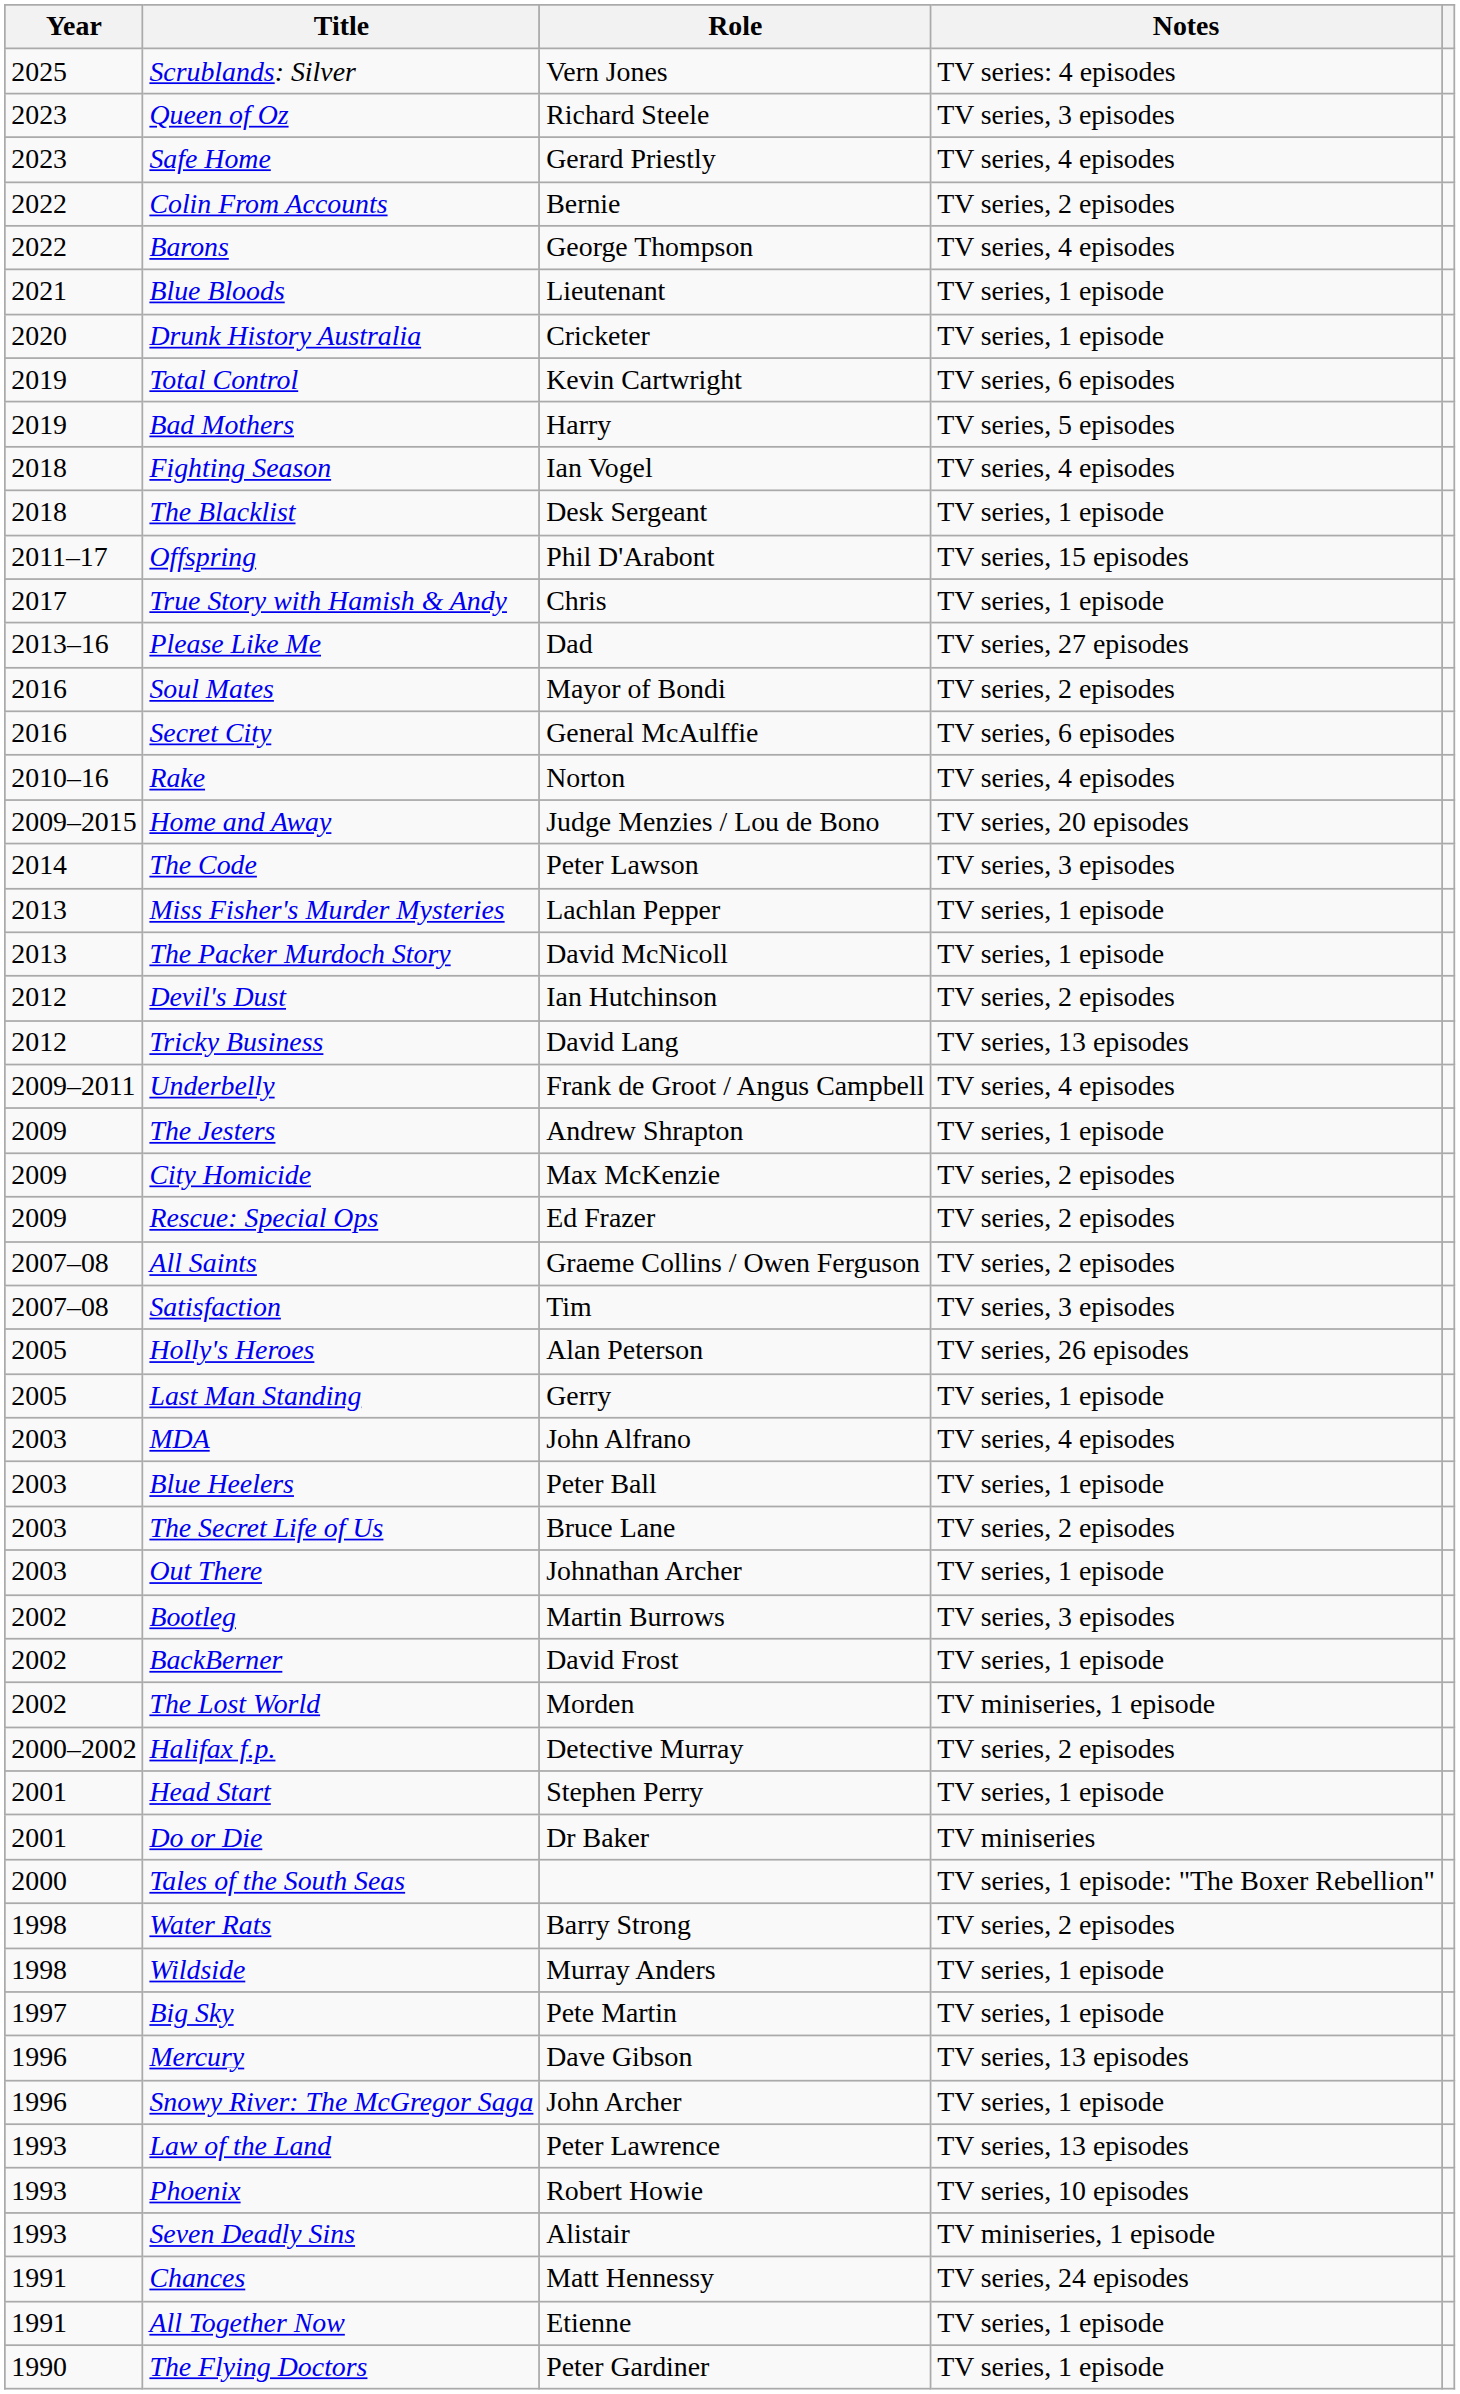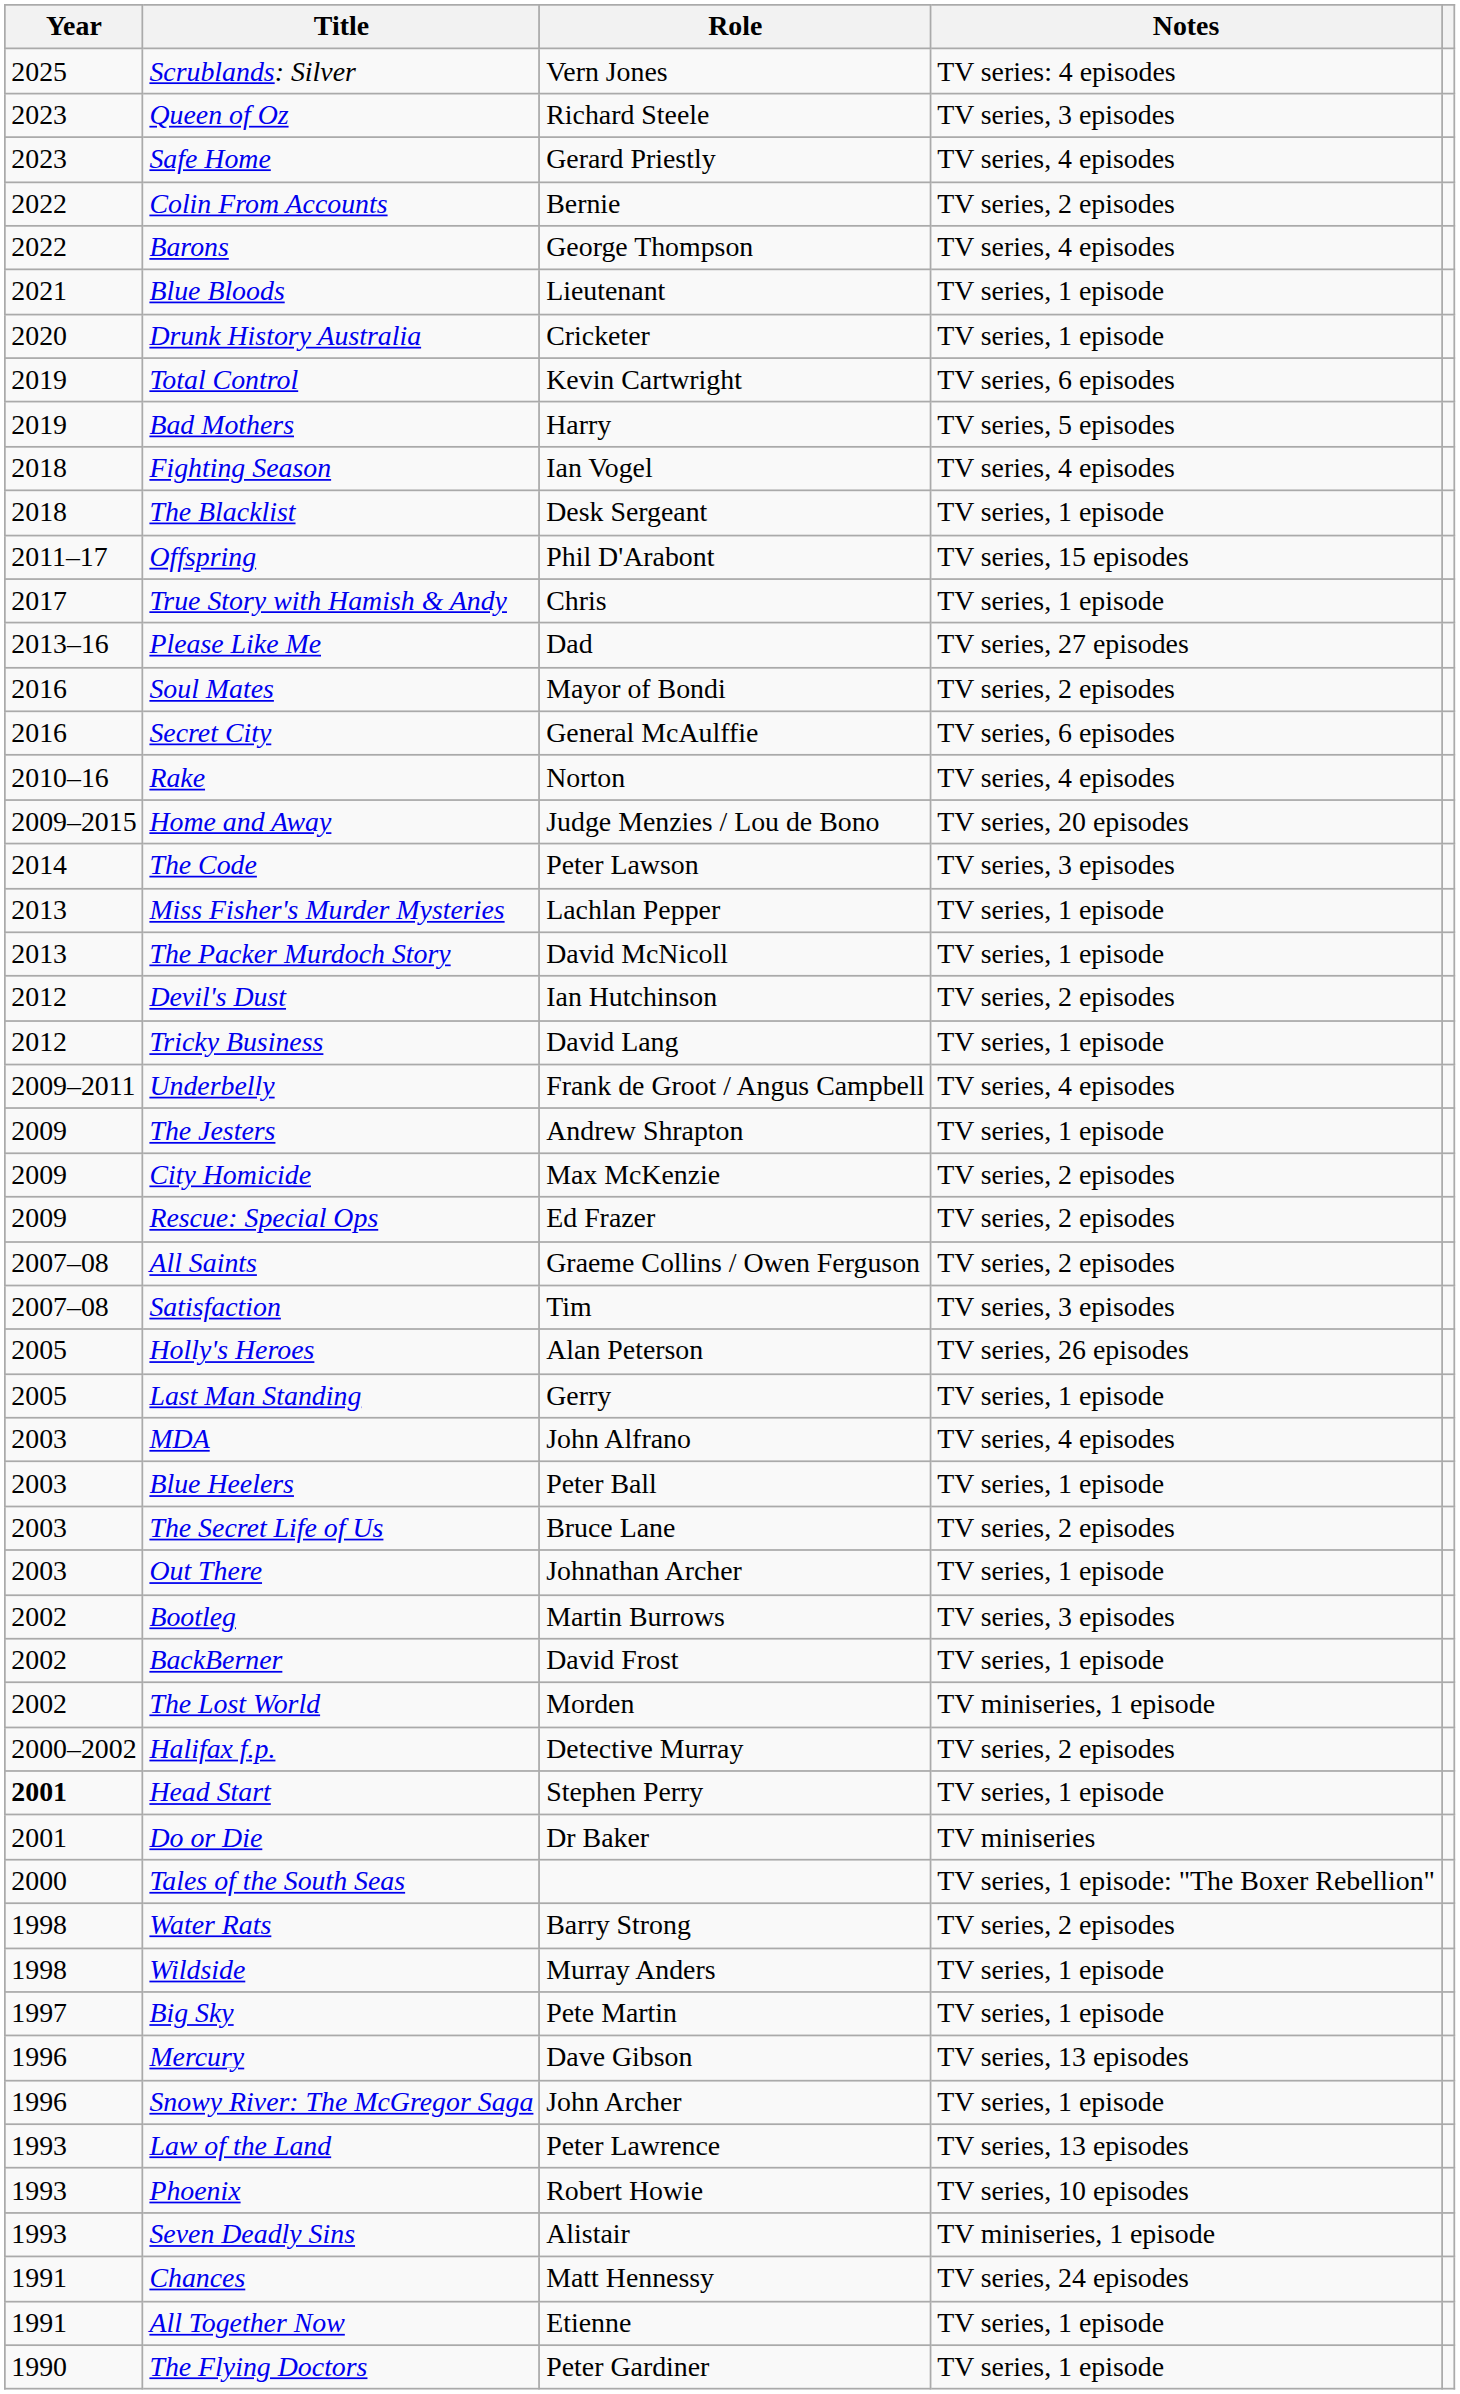(1063, 1042) TV series, 13 episodes -> (1051, 1042) TV series, 1 episode
(39, 1792) normal -> (39, 1792) bold
